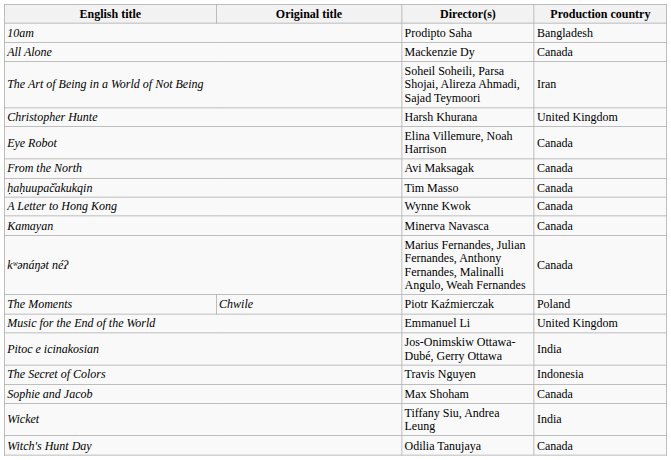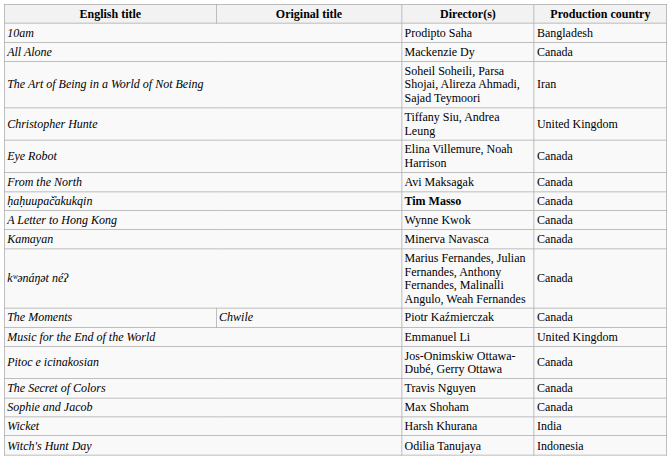(441, 117) Harsh Khurana -> (452, 123) Tiffany Siu, Andrea Leung
(431, 187) normal -> (433, 201) bold
(554, 304) Poland -> (555, 317) Canada
(549, 349) India -> (555, 362) Canada
(560, 374) Indonesia -> (555, 388) Canada
(452, 419) Tiffany Siu, Andrea Leung -> (441, 426) Harsh Khurana
(555, 445) Canada -> (560, 445) Indonesia
